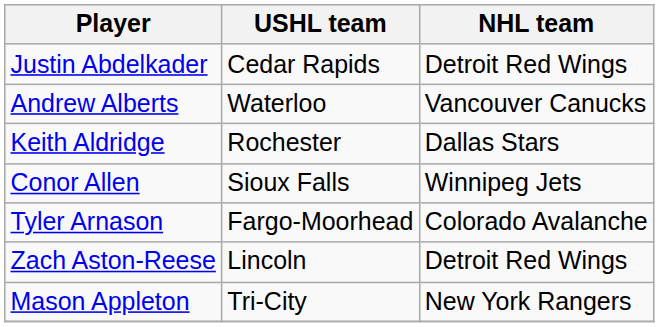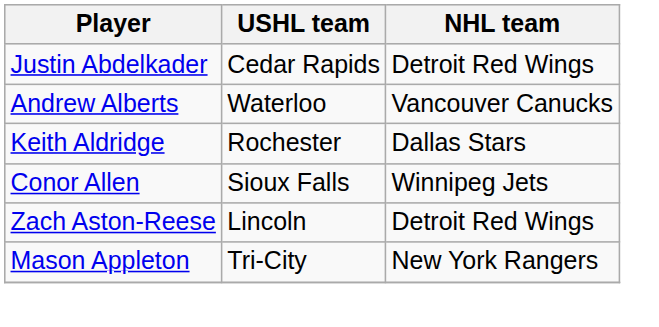- row: (87, 222)
